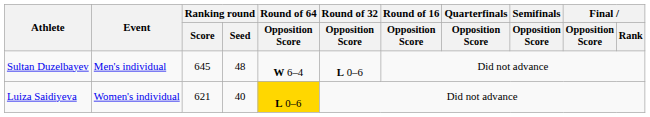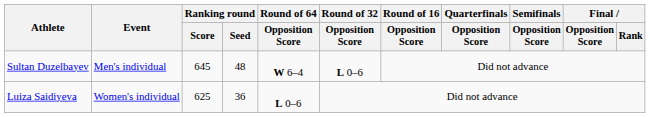(202, 97) 621 -> (202, 97) 625
(240, 97) 40 -> (240, 97) 36
(288, 103) gold background -> (288, 103) no background
